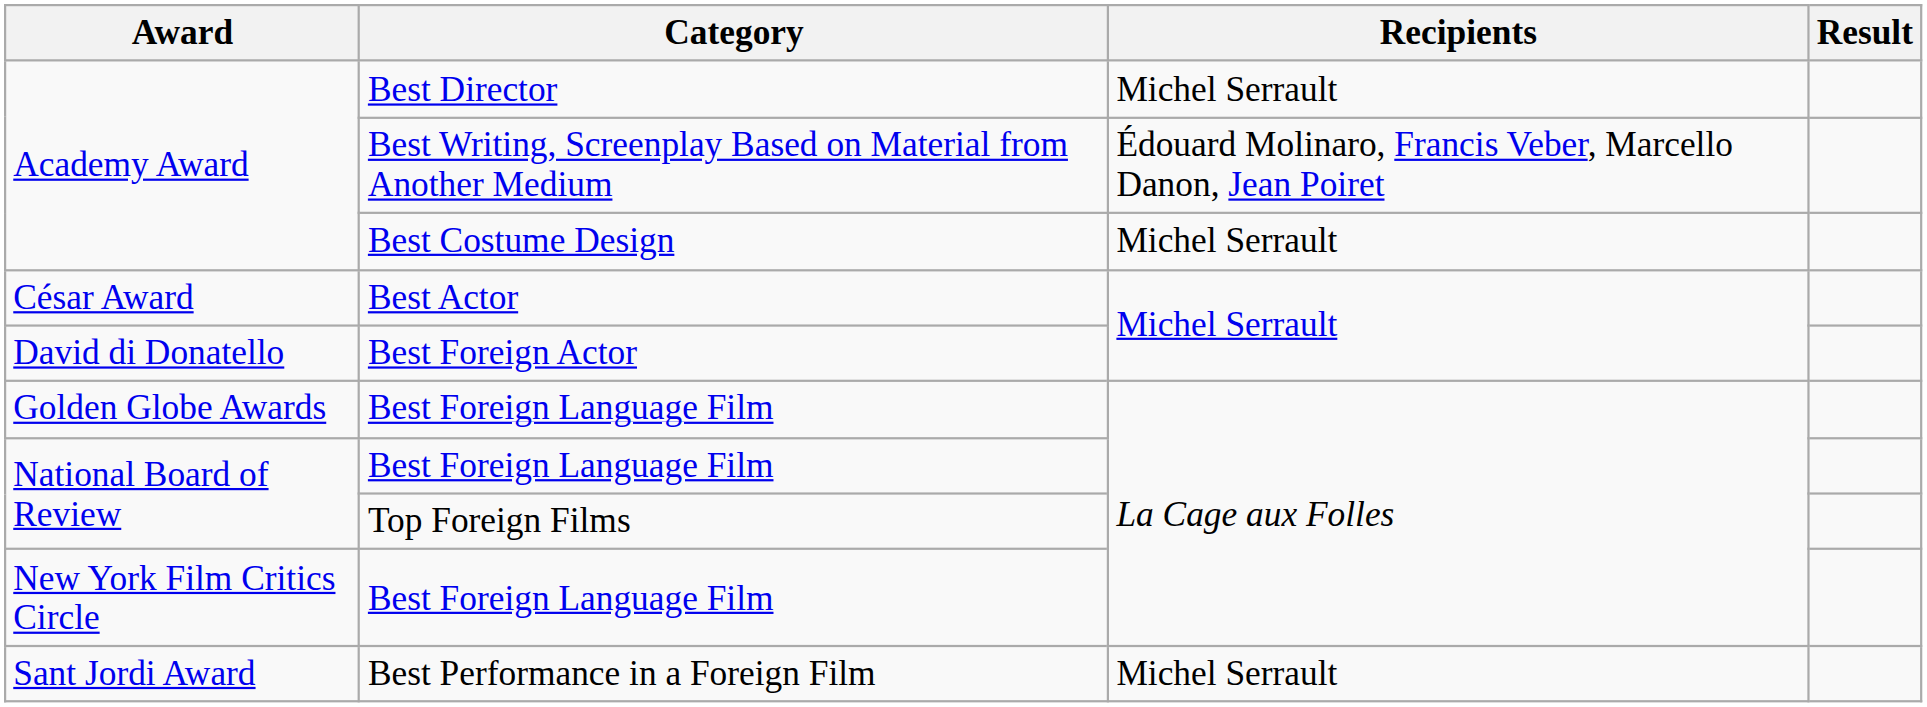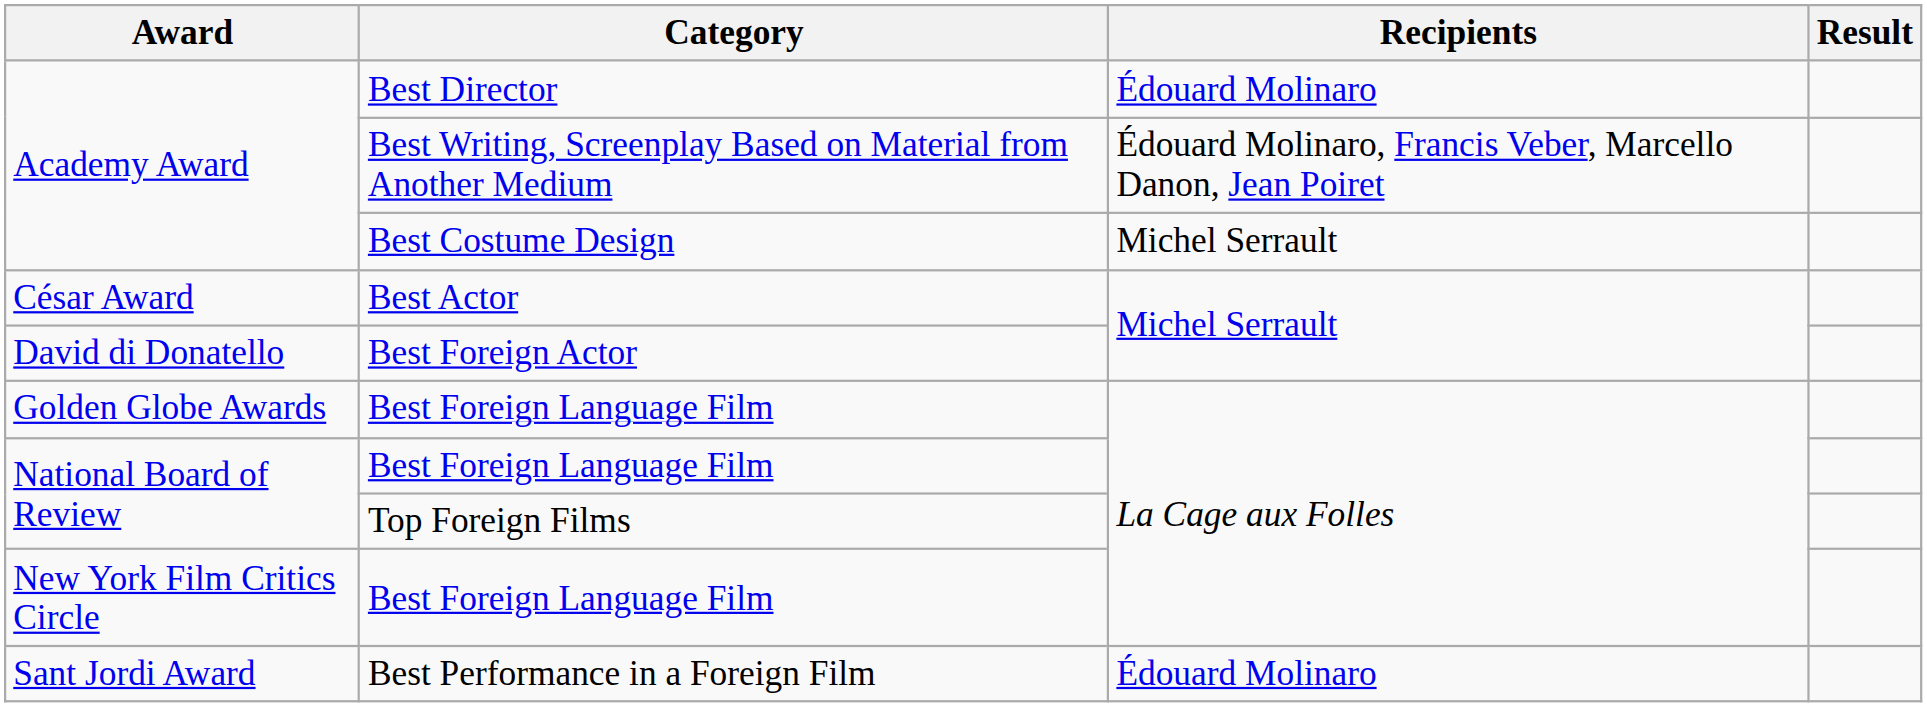(1227, 88) Michel Serrault -> (1247, 88) Édouard Molinaro
(1227, 672) Michel Serrault -> (1247, 672) Édouard Molinaro
